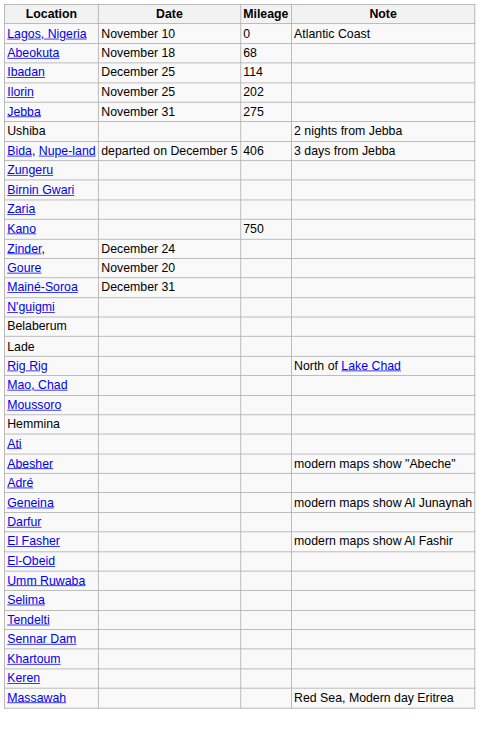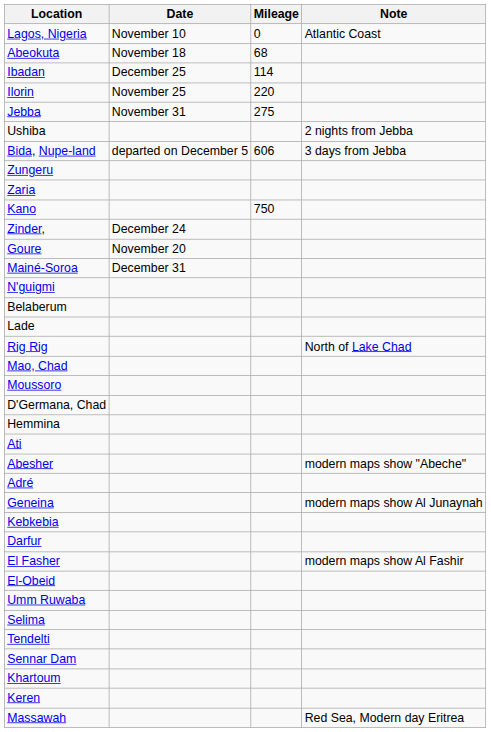(254, 92) 202 -> (264, 92) 220
(254, 151) 406 -> (264, 151) 606
- row: (41, 190)
+ row: (57, 405)
+ row: (33, 522)
